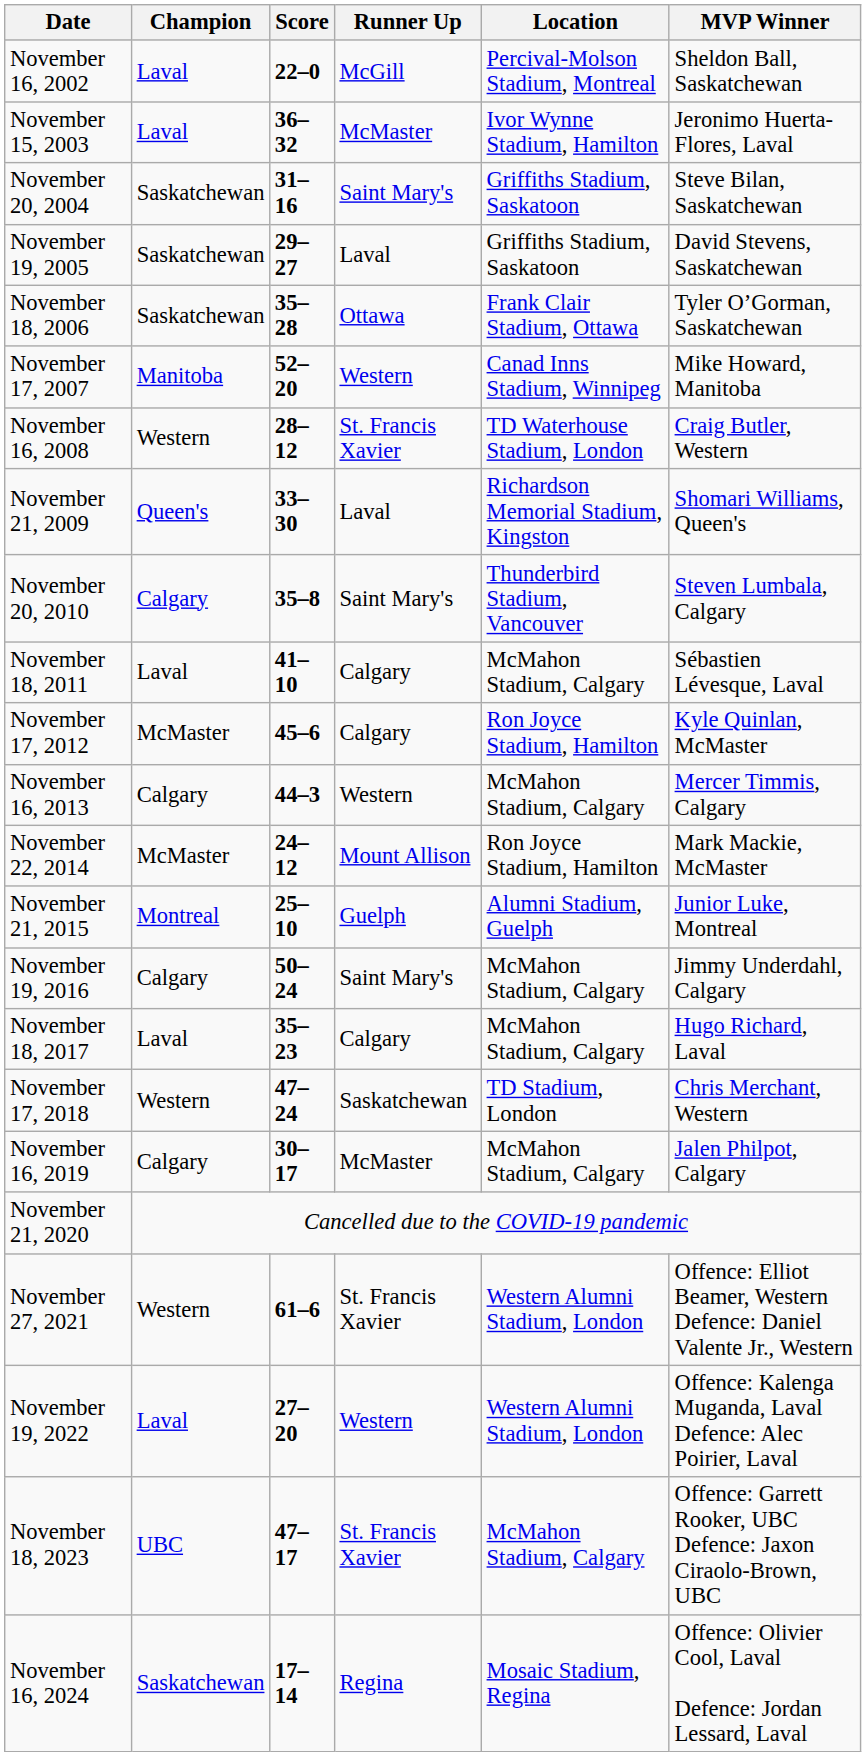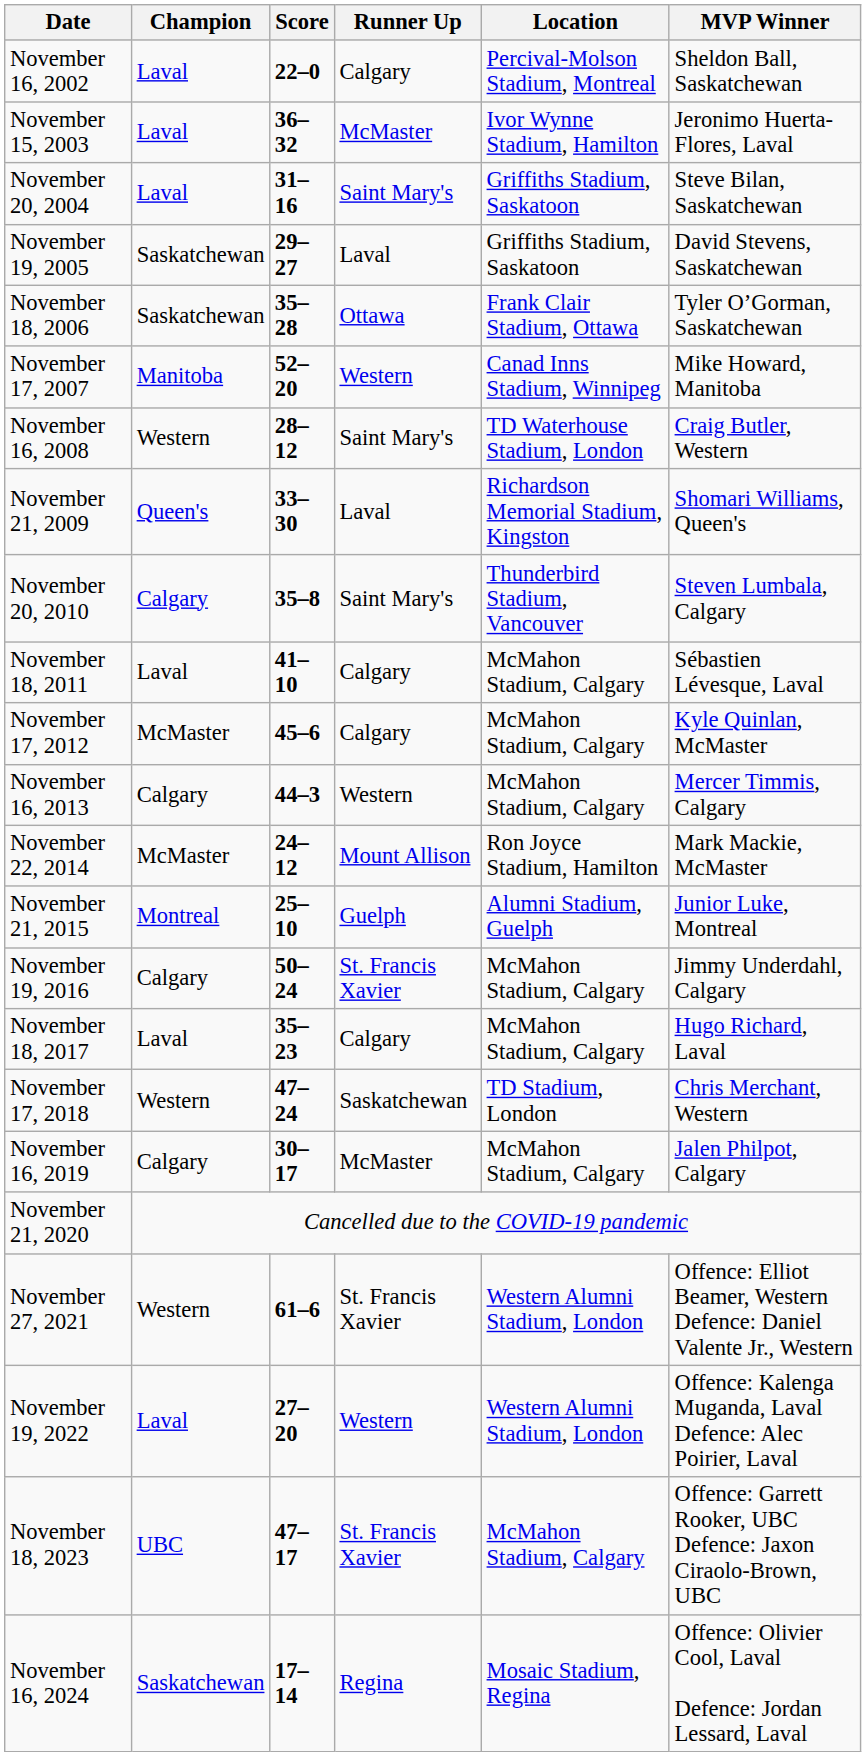(372, 70) McGill -> (375, 70) Calgary
(201, 193) Saskatchewan -> (162, 193) Laval
(388, 437) St. Francis Xavier -> (396, 437) Saint Mary's
(572, 733) Ron Joyce Stadium, Hamilton -> (566, 733) McMahon Stadium, Calgary
(396, 977) Saint Mary's -> (388, 977) St. Francis Xavier
